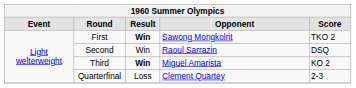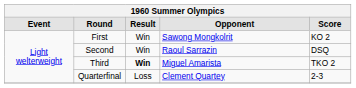(143, 37) bold -> (143, 37) normal
(323, 37) TKO 2 -> (320, 37) KO 2
(320, 63) KO 2 -> (323, 63) TKO 2
